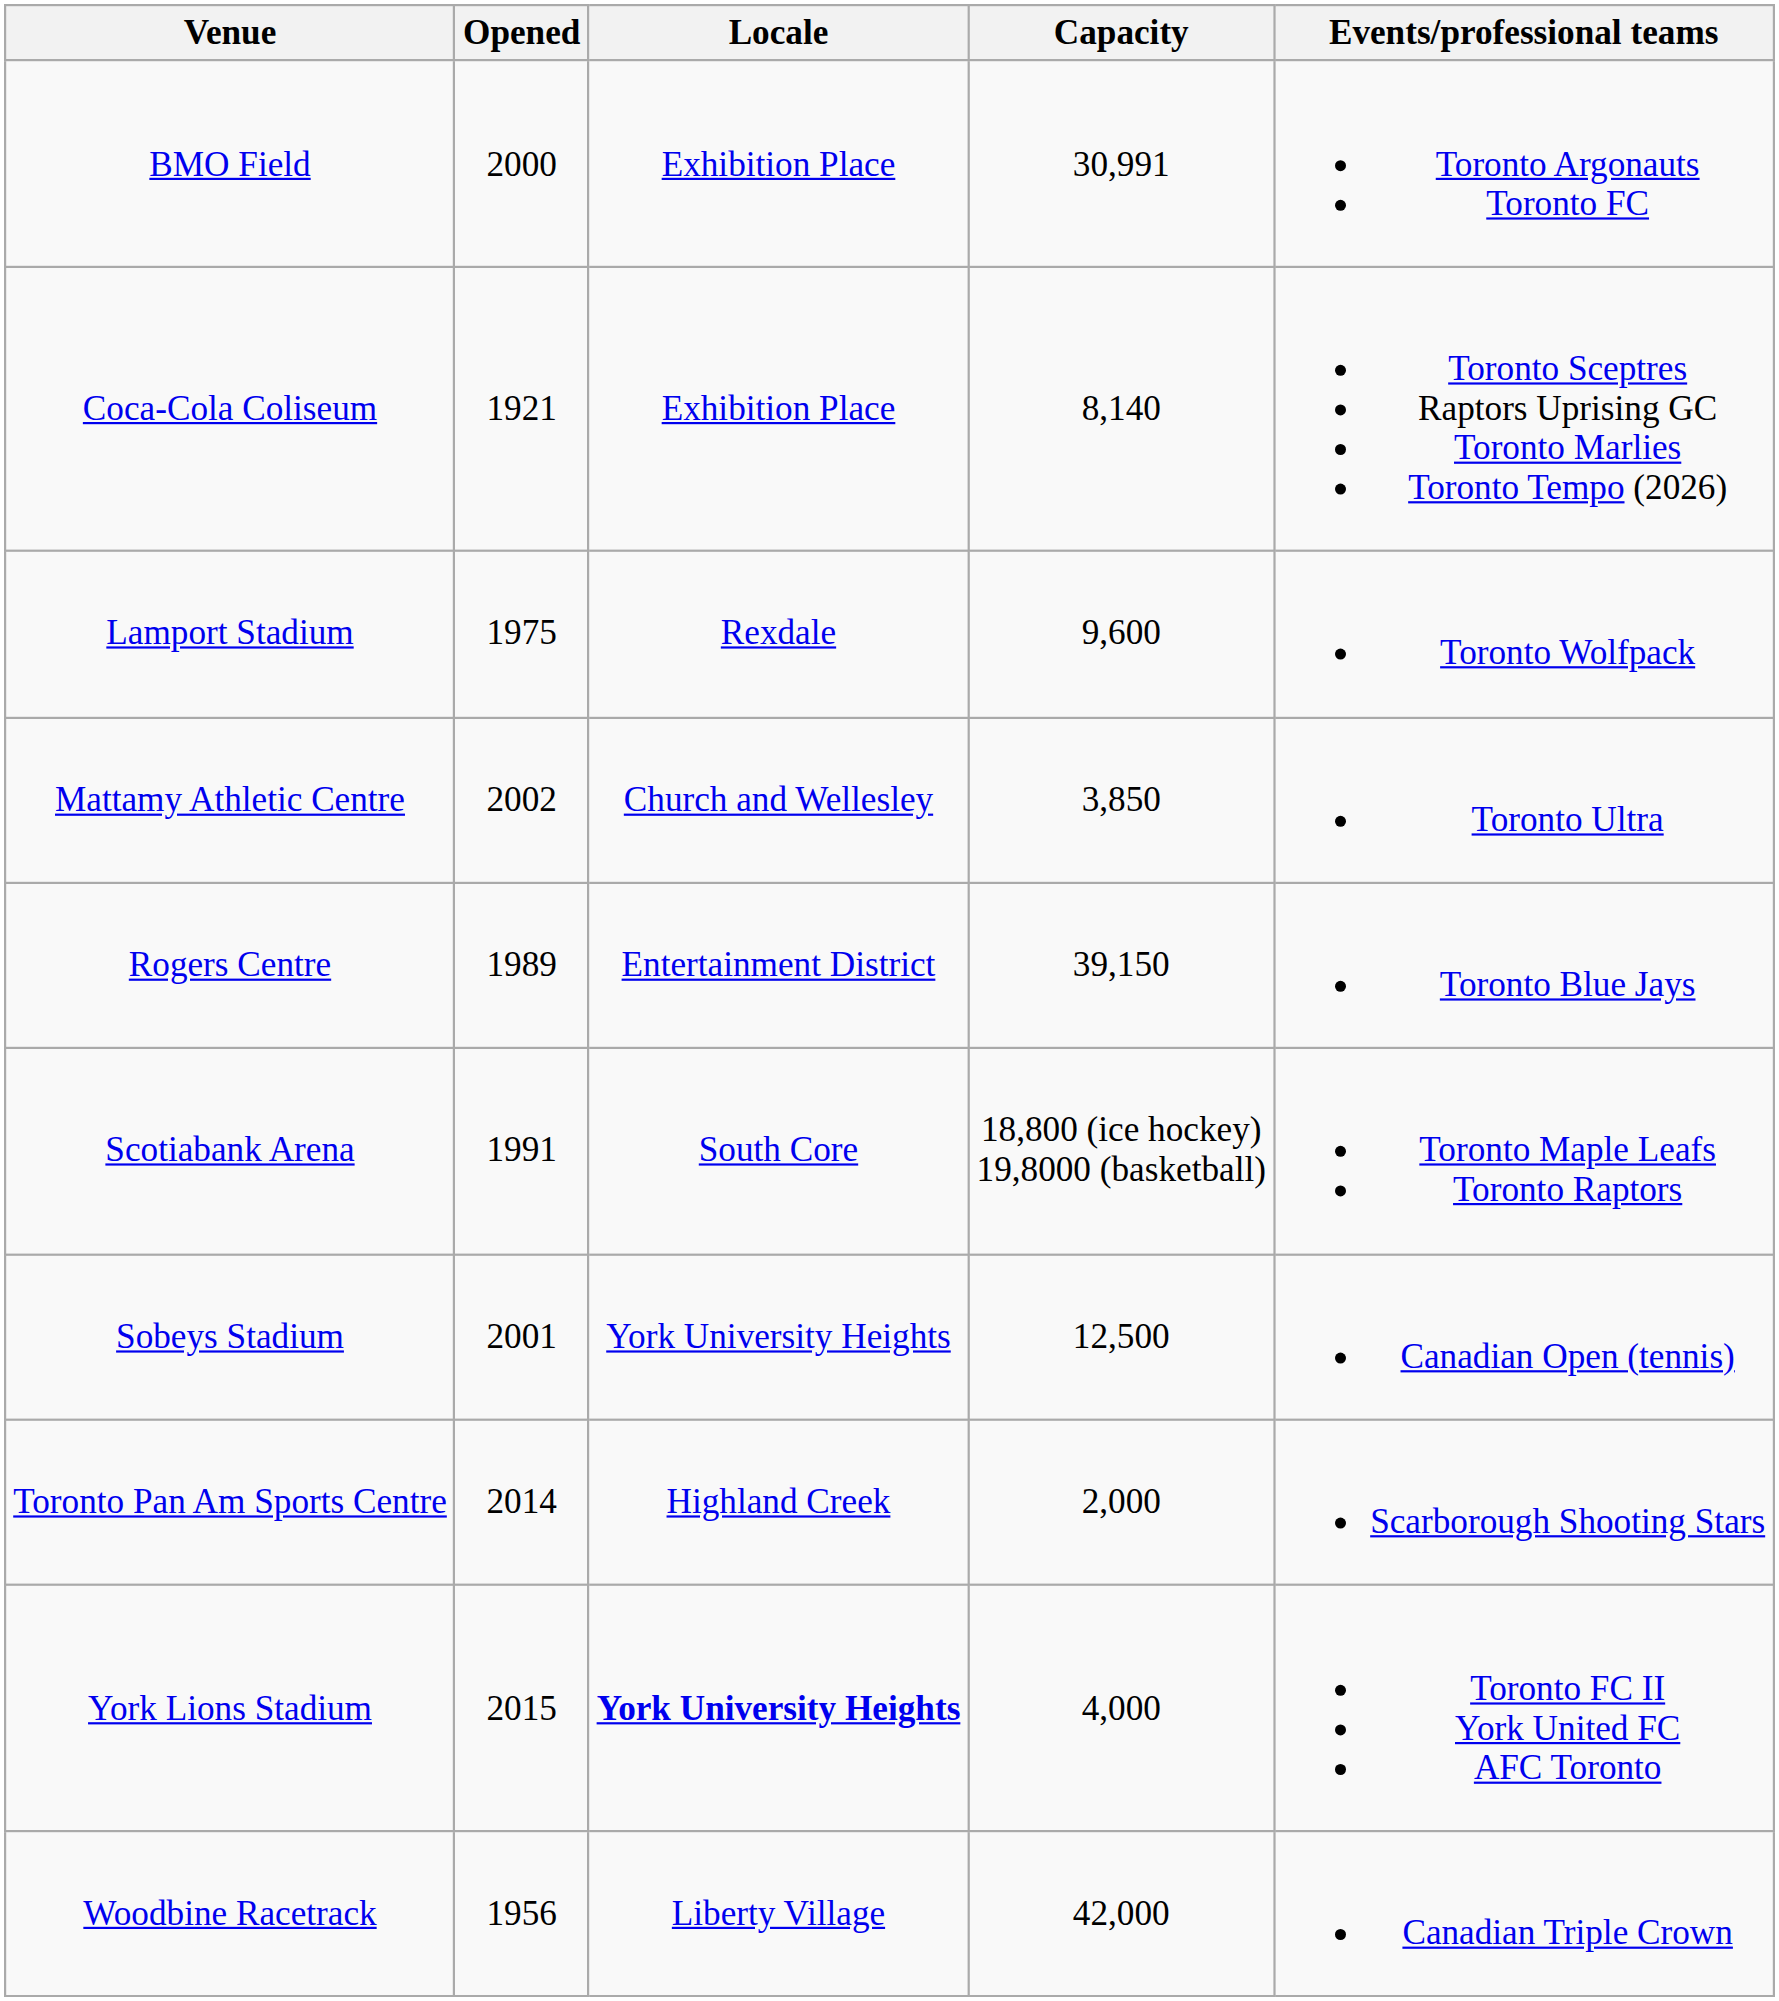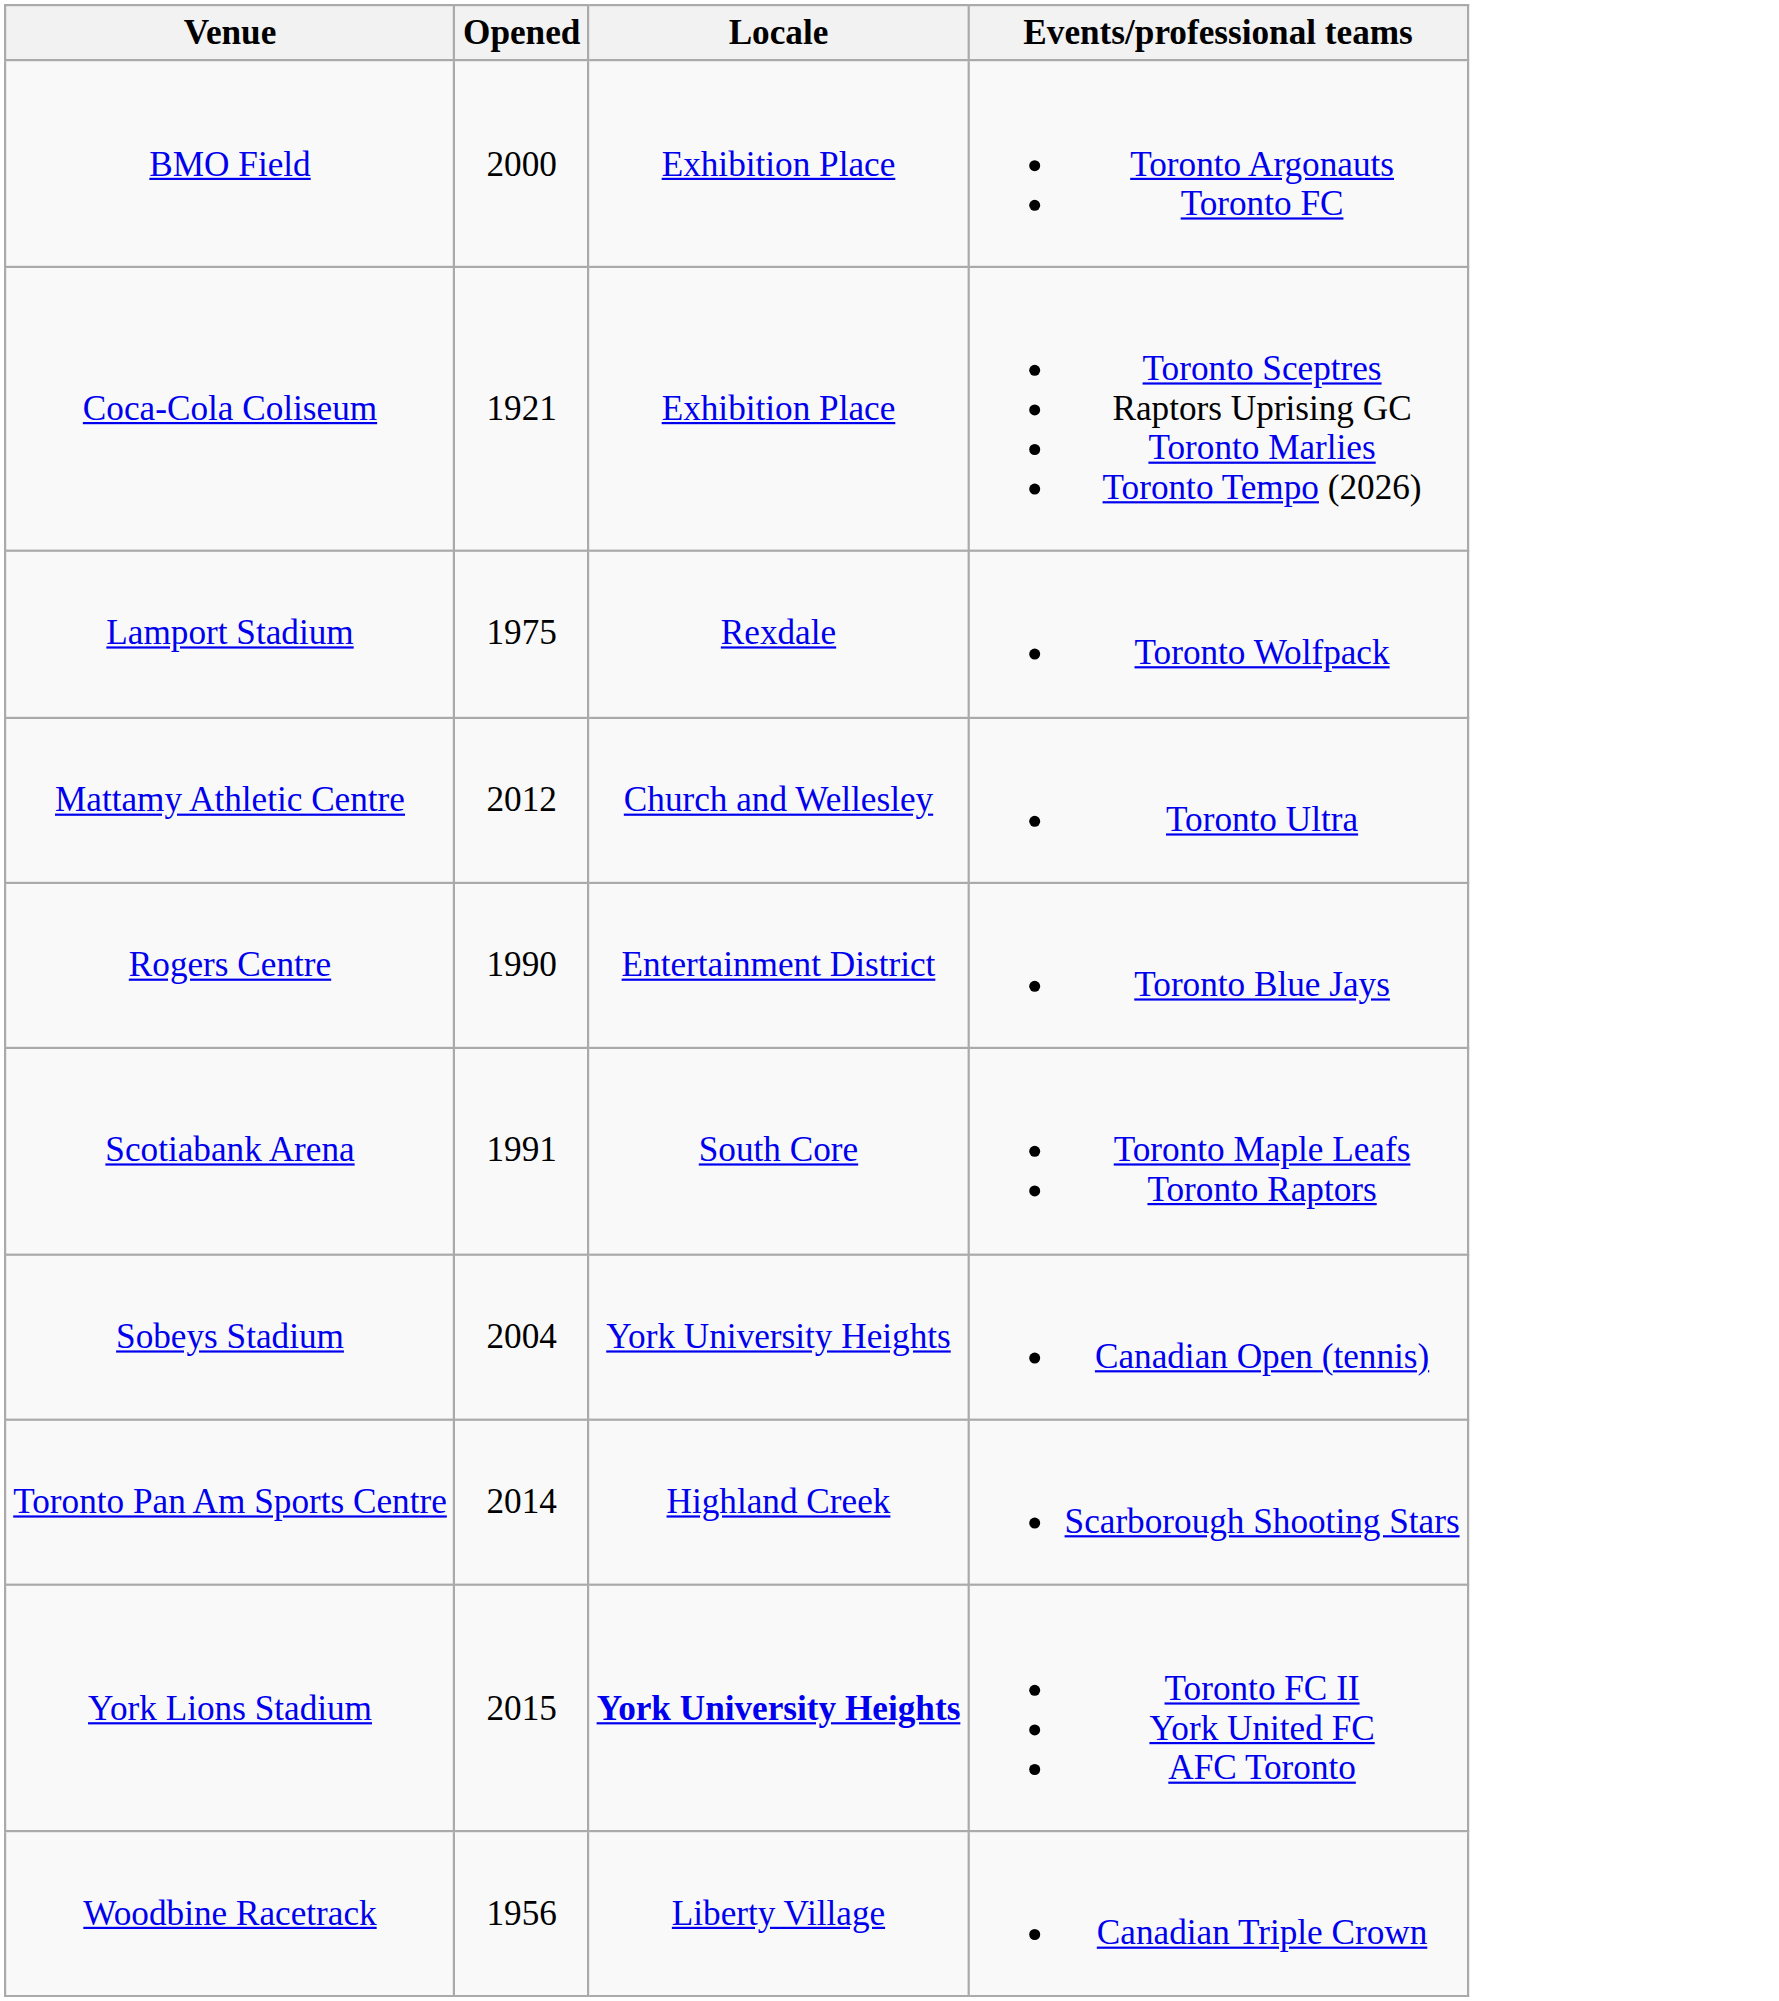- column: (1121, 32)
(522, 799) 2002 -> (522, 799) 2012
(522, 964) 1989 -> (522, 964) 1990
(522, 1336) 2001 -> (522, 1336) 2004
